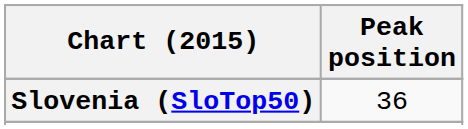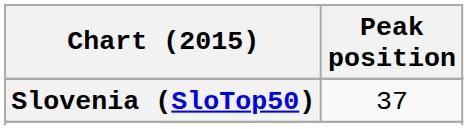(392, 101) 36 -> (392, 101) 37
